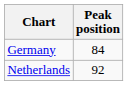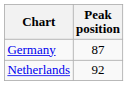(98, 49) 84 -> (98, 49) 87
